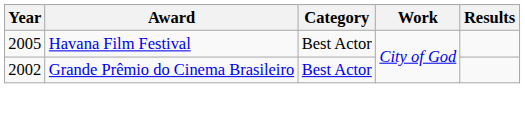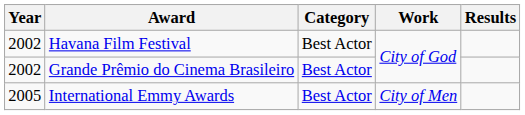(25, 43) 2005 -> (25, 43) 2002
+ row: (141, 95)
